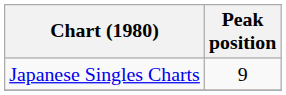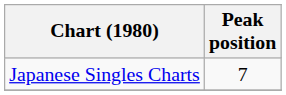(243, 74) 9 -> (243, 74) 7
